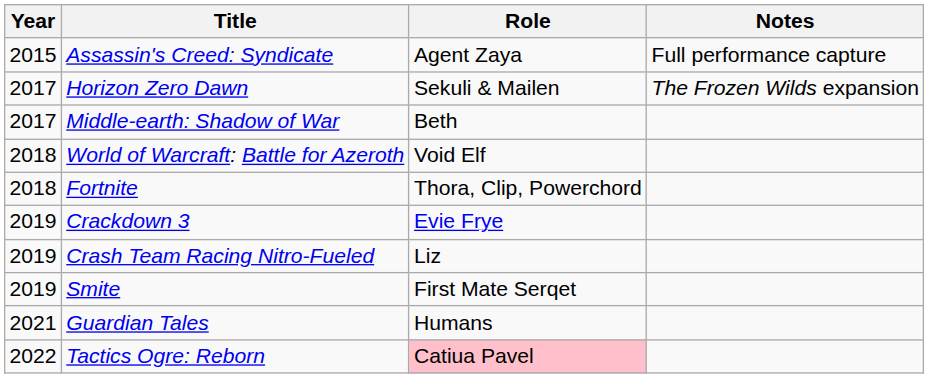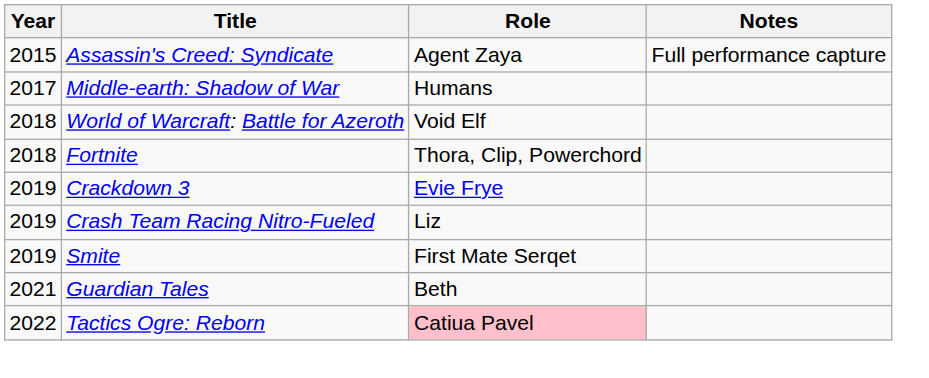- row: (157, 88)
(436, 121) Beth -> (453, 88) Humans
(453, 322) Humans -> (436, 289) Beth
